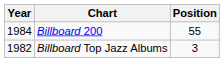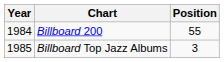(19, 48) 1982 -> (19, 48) 1985
